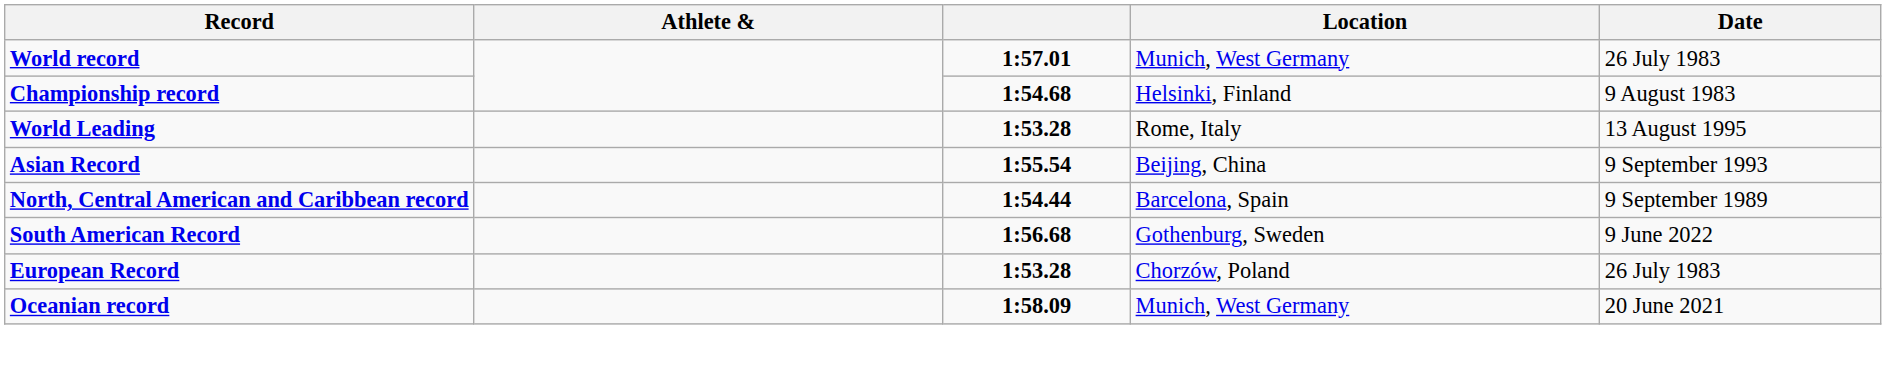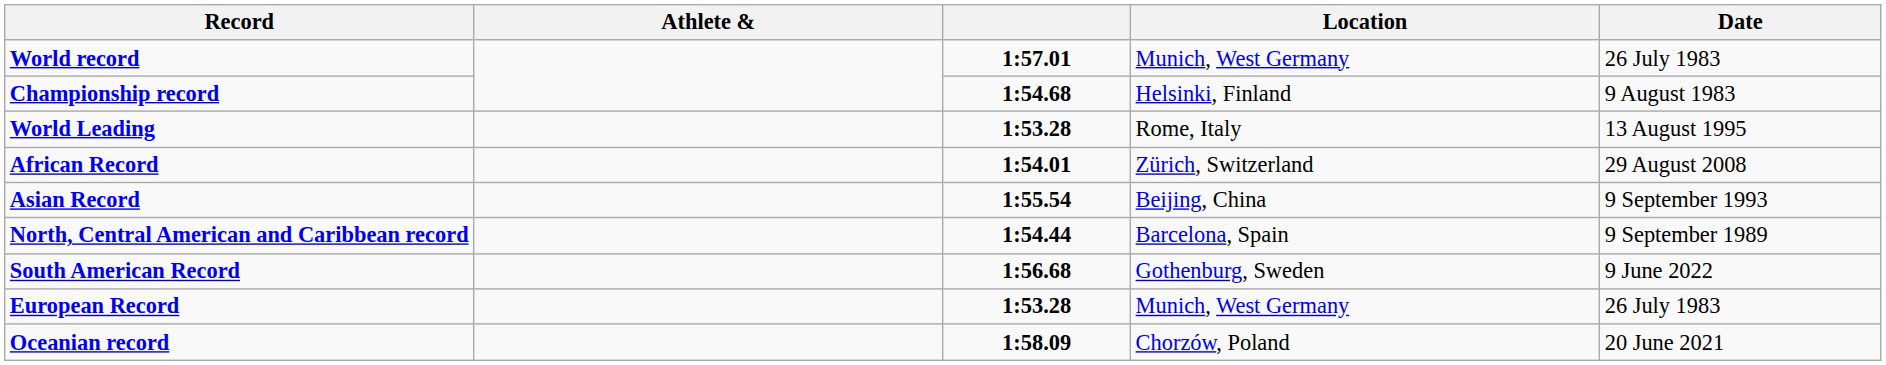+ row: (84, 164)
(1213, 270) Chorzów, Poland -> (1242, 306) Munich, West Germany
(1242, 306) Munich, West Germany -> (1213, 341) Chorzów, Poland
